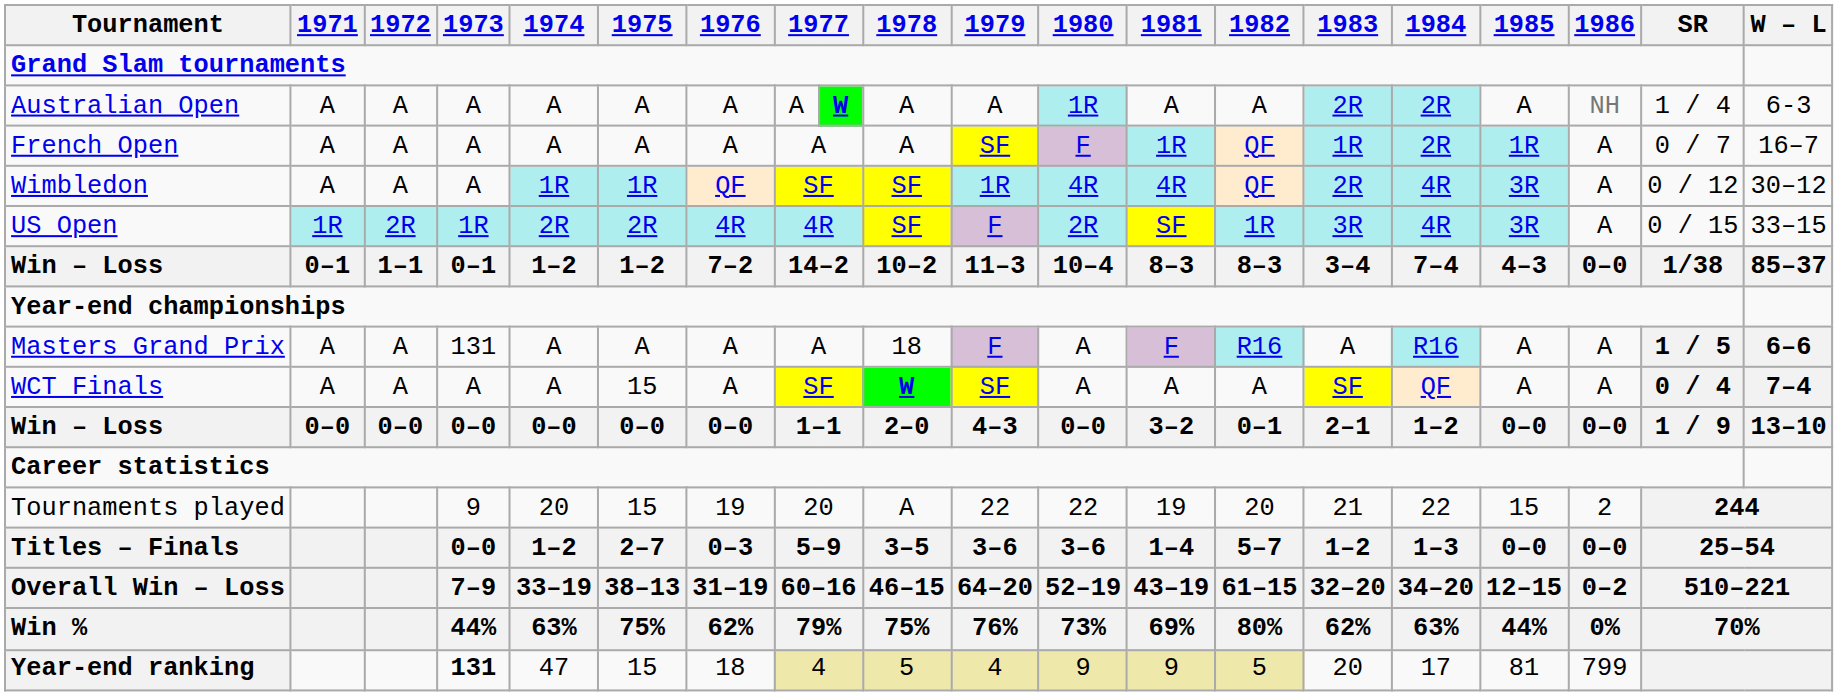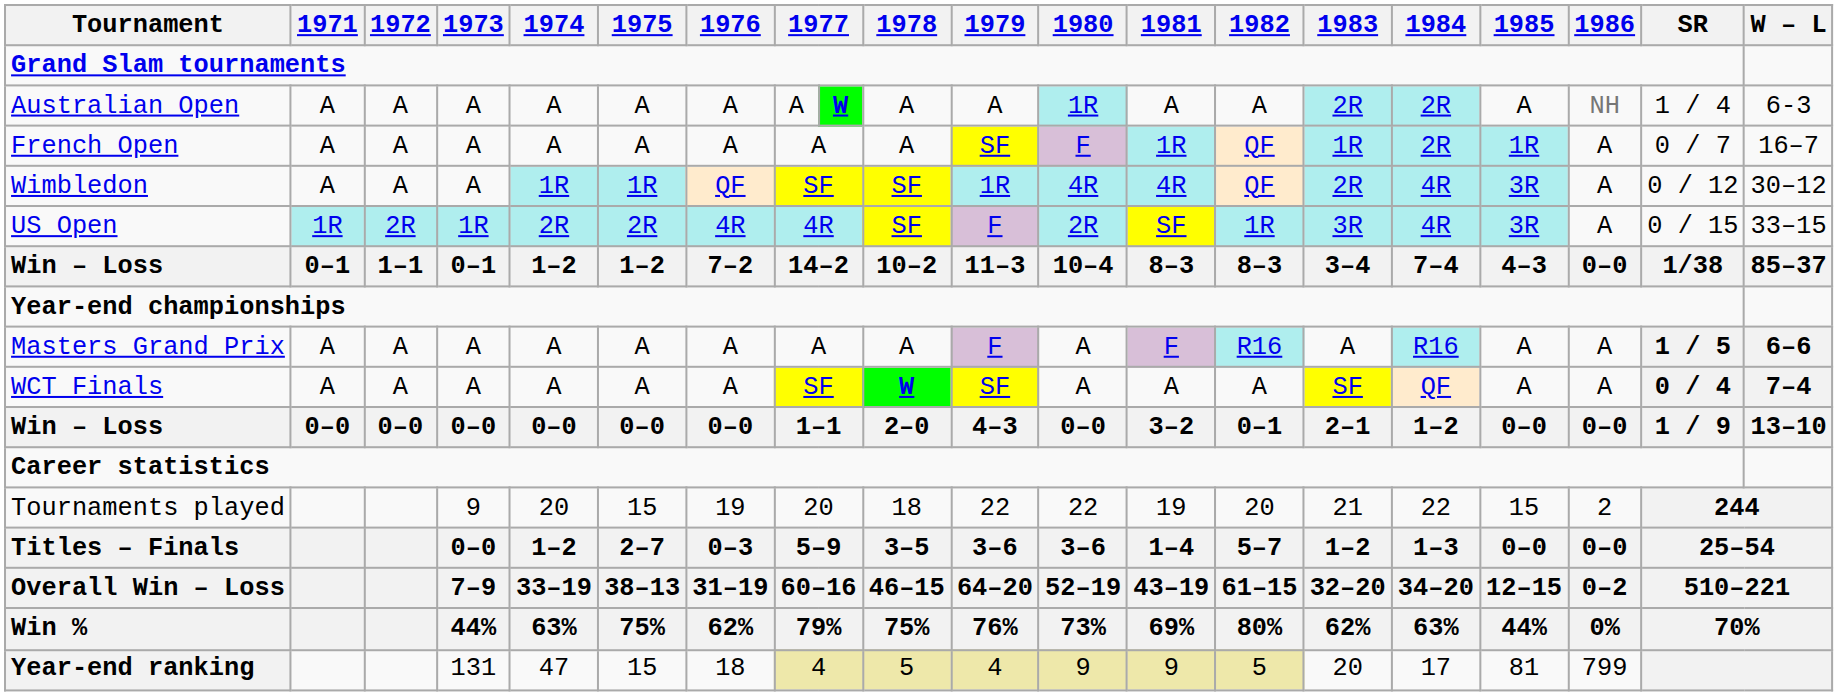(473, 347) 131 -> (473, 347) A
(907, 347) 18 -> (907, 347) A
(642, 387) 15 -> (642, 387) A
(907, 508) A -> (907, 508) 18
(473, 669) bold -> (473, 669) normal
